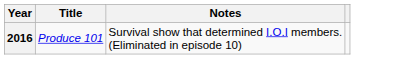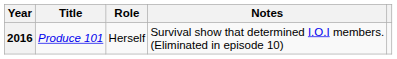+ column: (127, 13)
